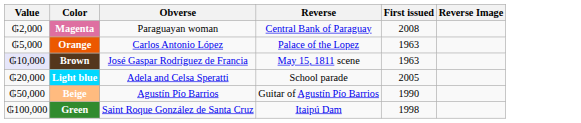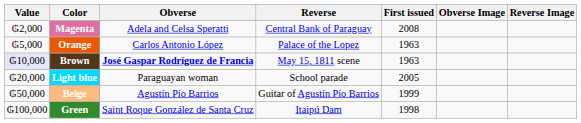+ column: (472, 12)
(178, 28) Paraguayan woman -> (178, 28) Adela and Celsa Speratti
(178, 61) normal -> (178, 61) bold
(178, 77) Adela and Celsa Speratti -> (178, 77) Paraguayan woman
(409, 93) 1990 -> (409, 93) 1999
